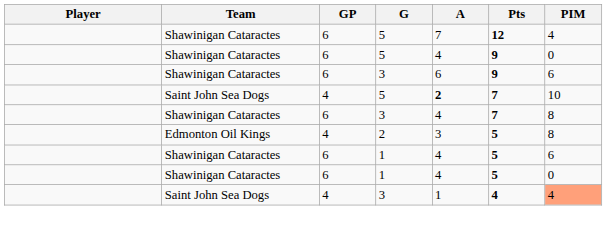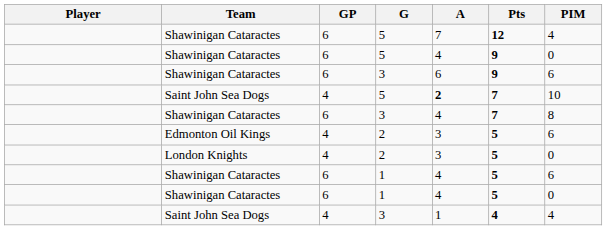(551, 134) 8 -> (551, 134) 6
+ row: (206, 154)
(551, 194) lightsalmon background -> (551, 214) no background
